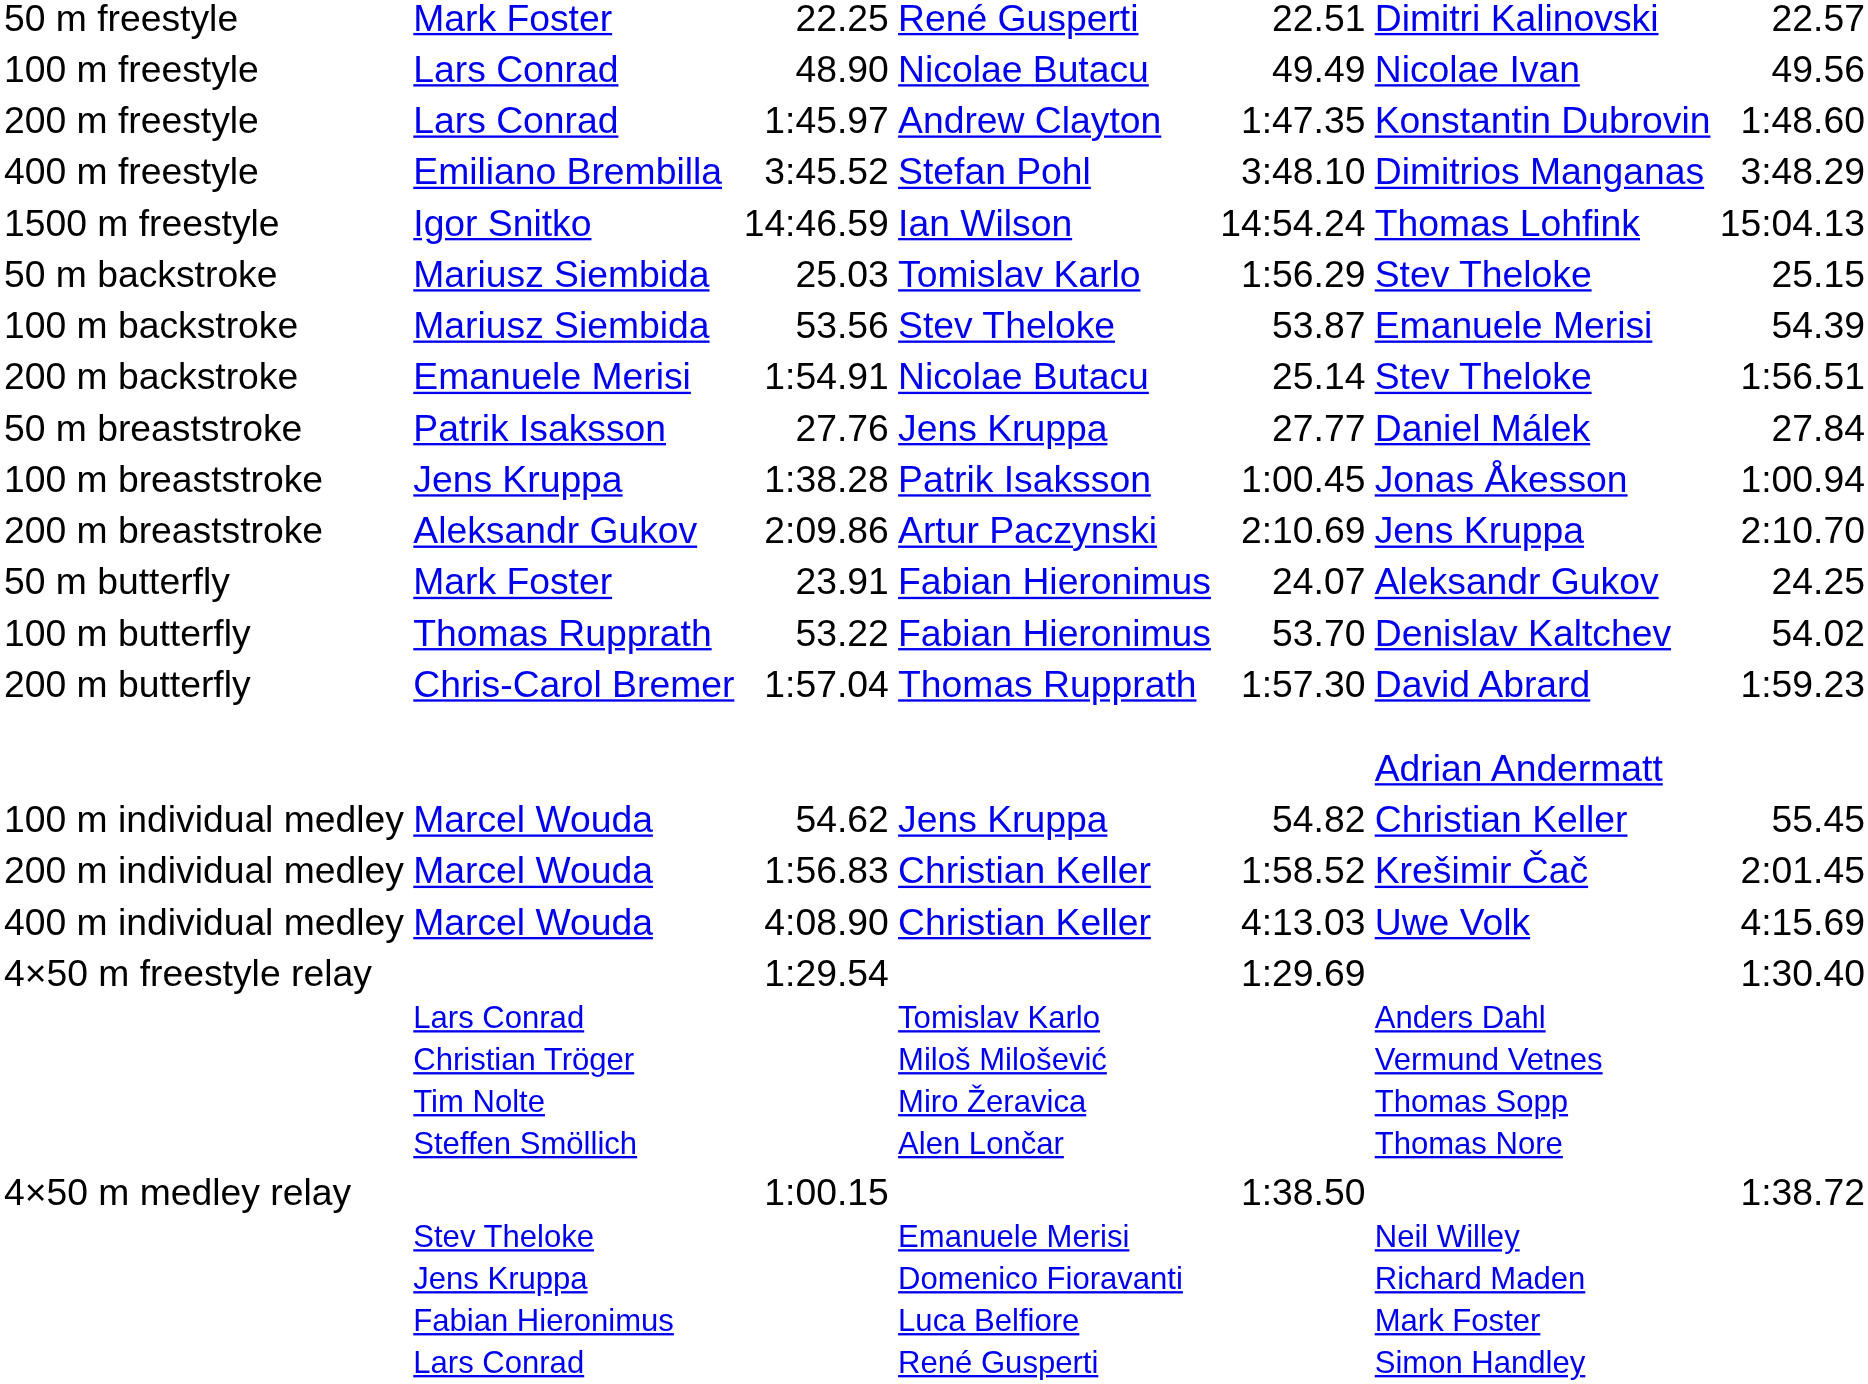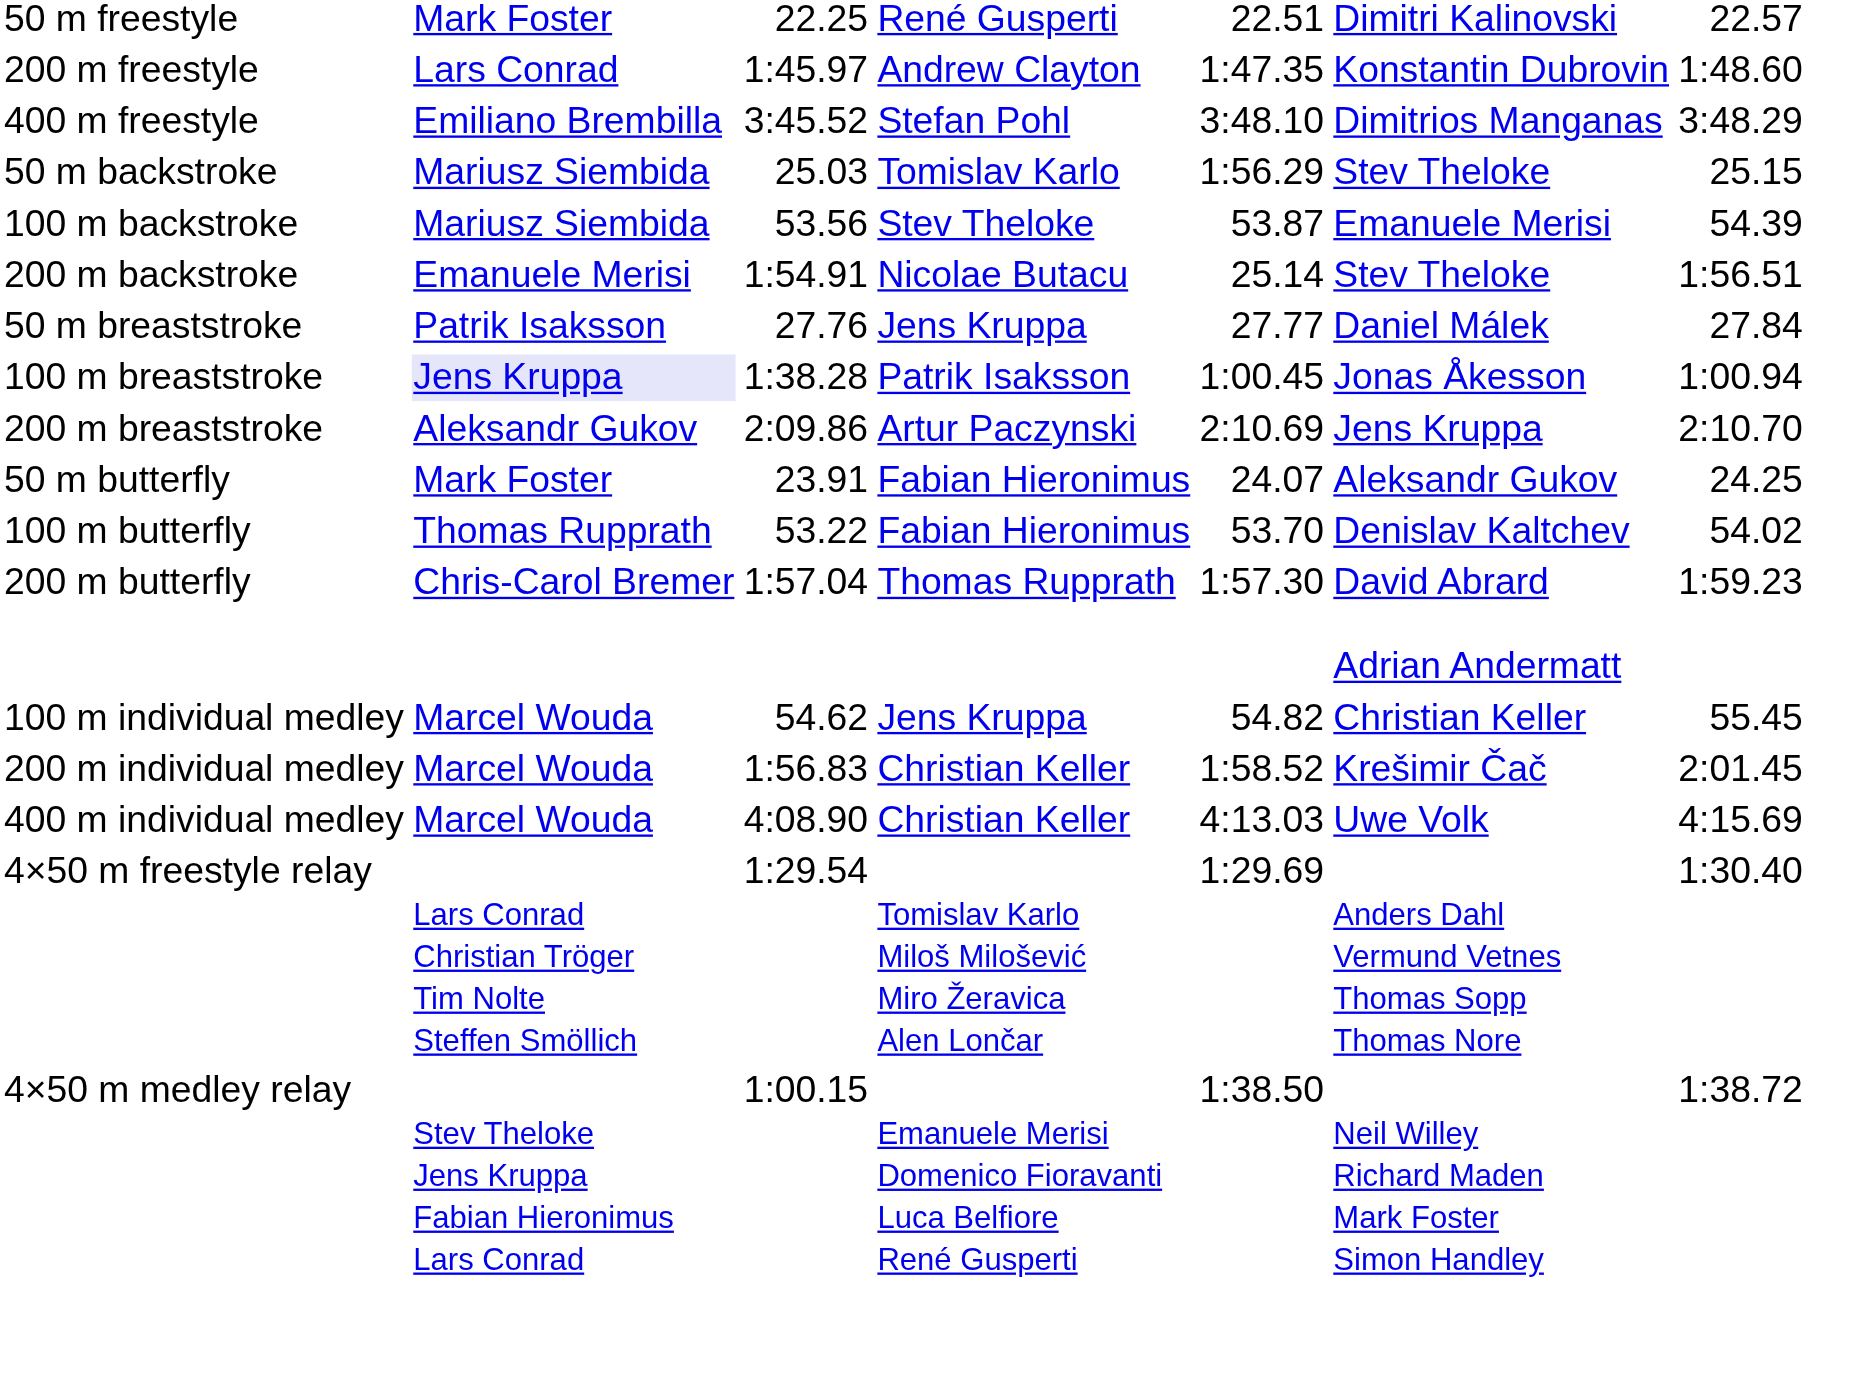- row: (131, 69)
- row: (142, 223)
(518, 479) no background -> (518, 377) lavender background
